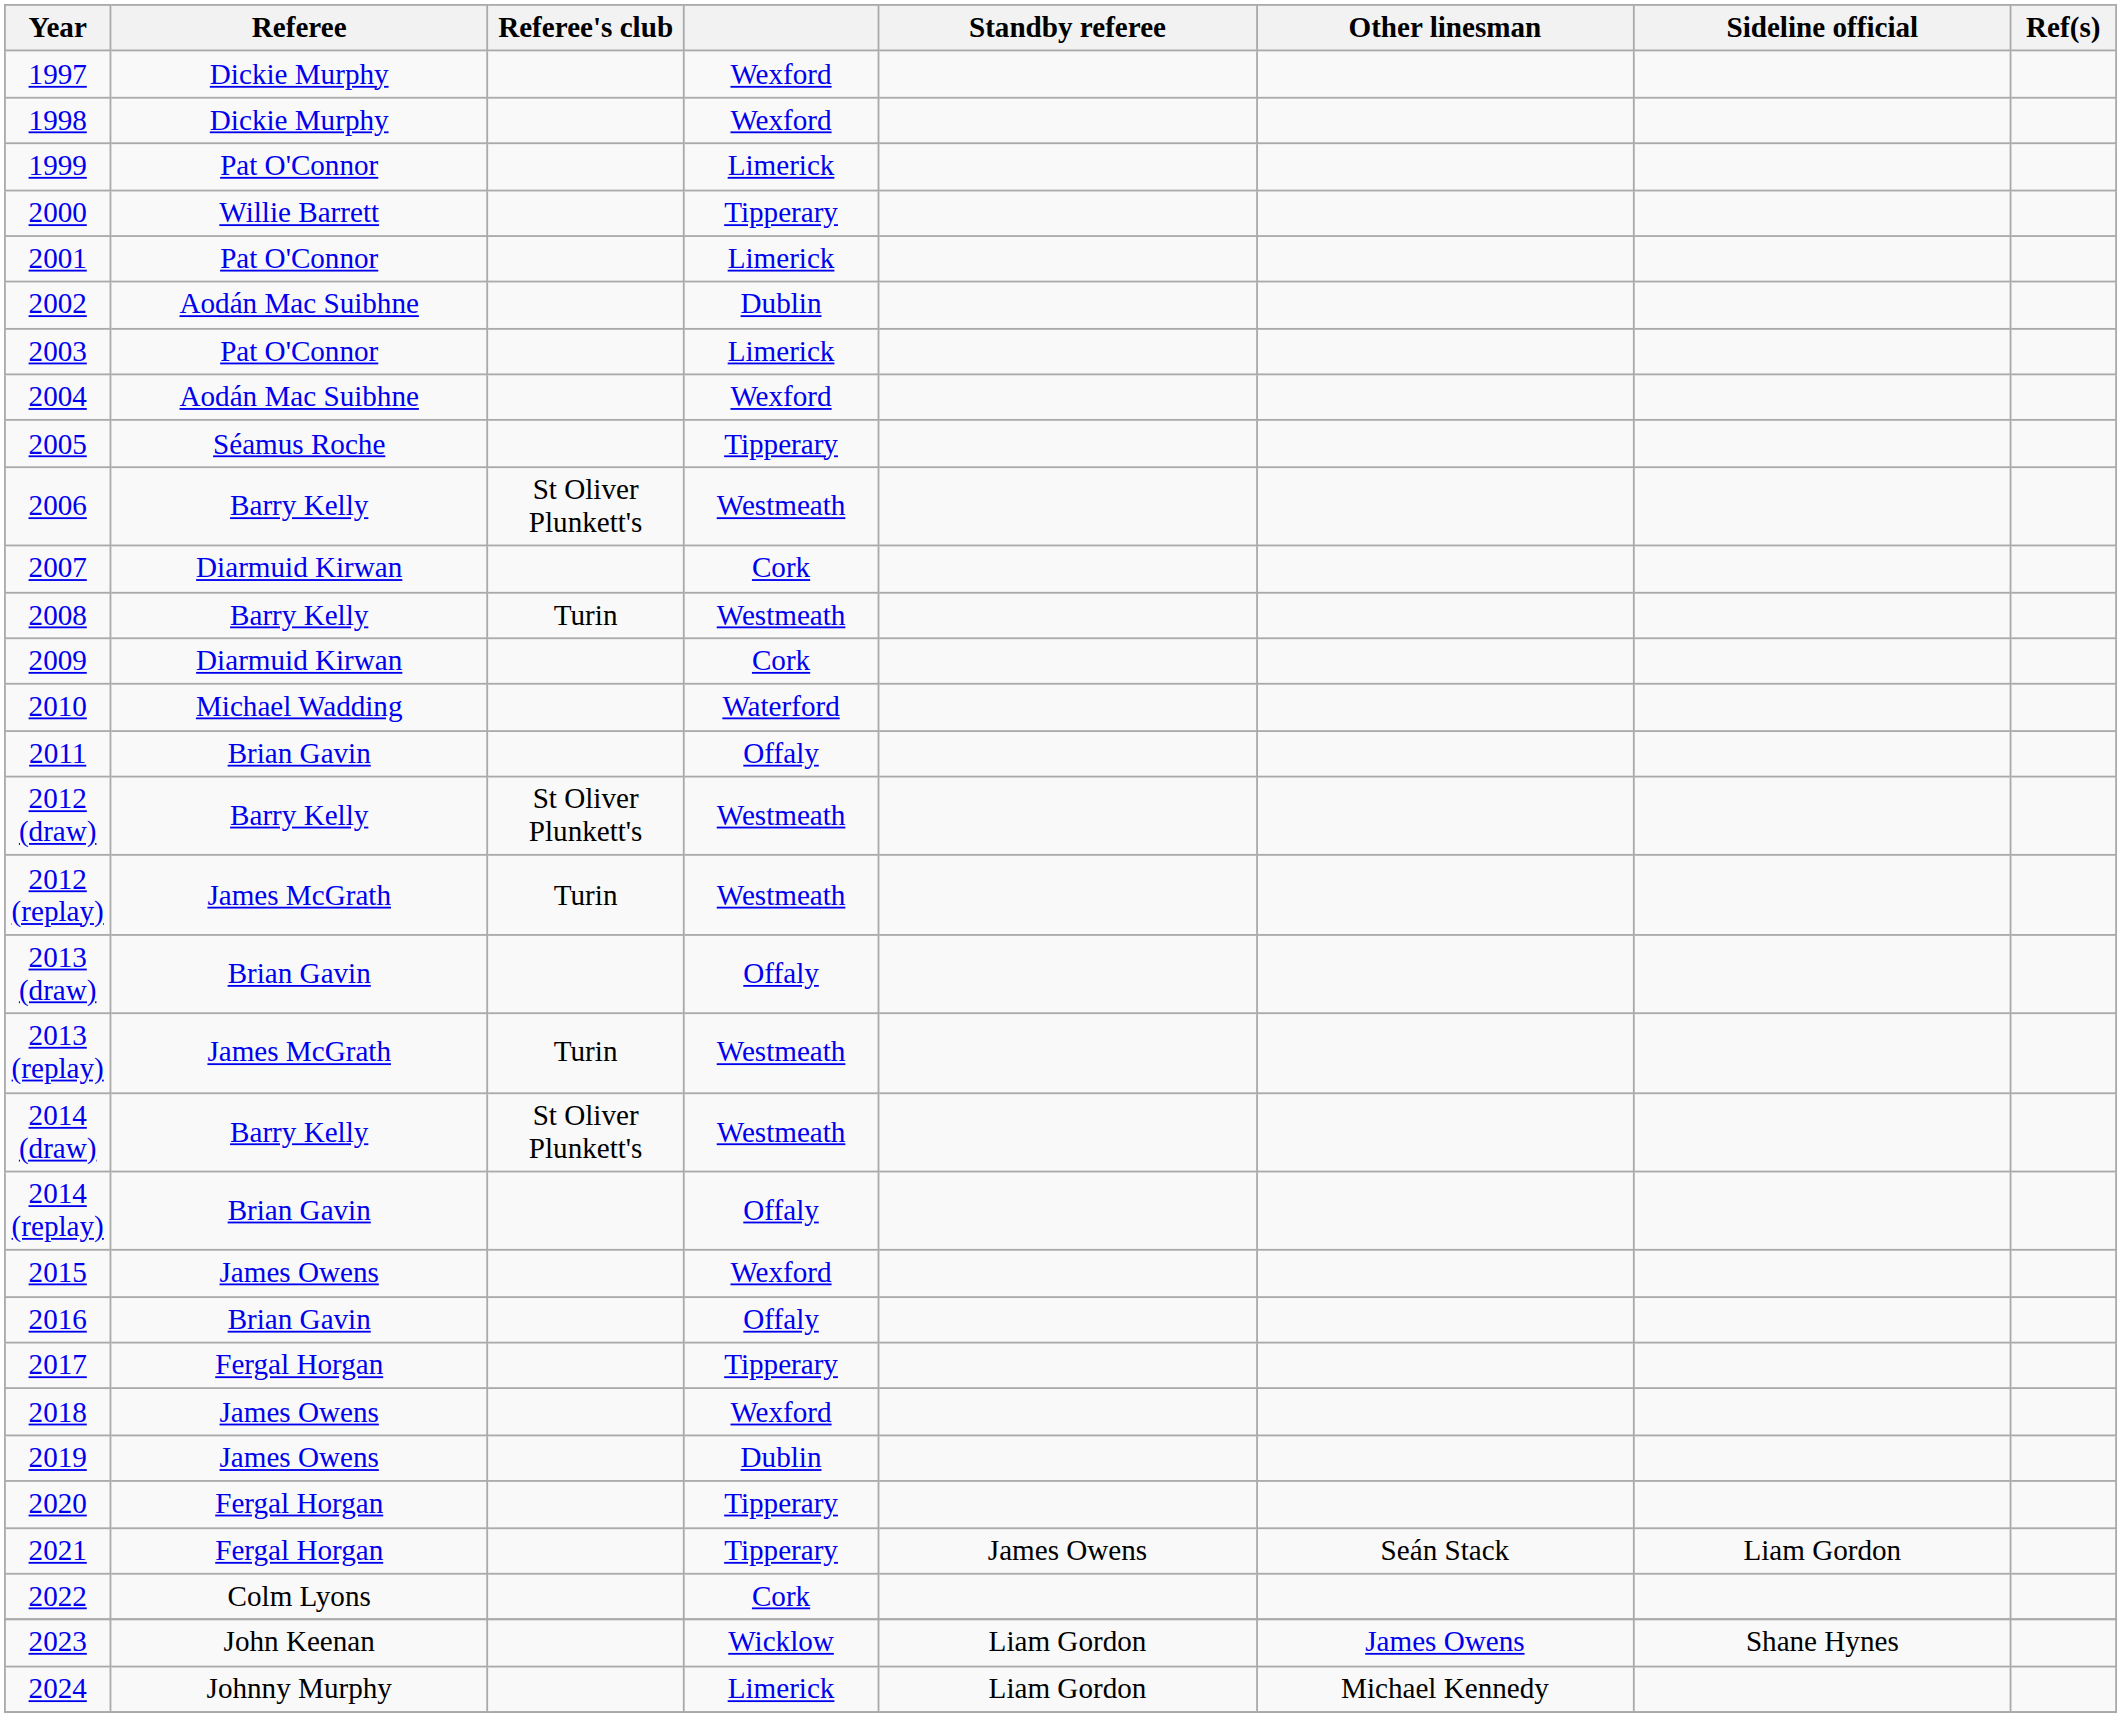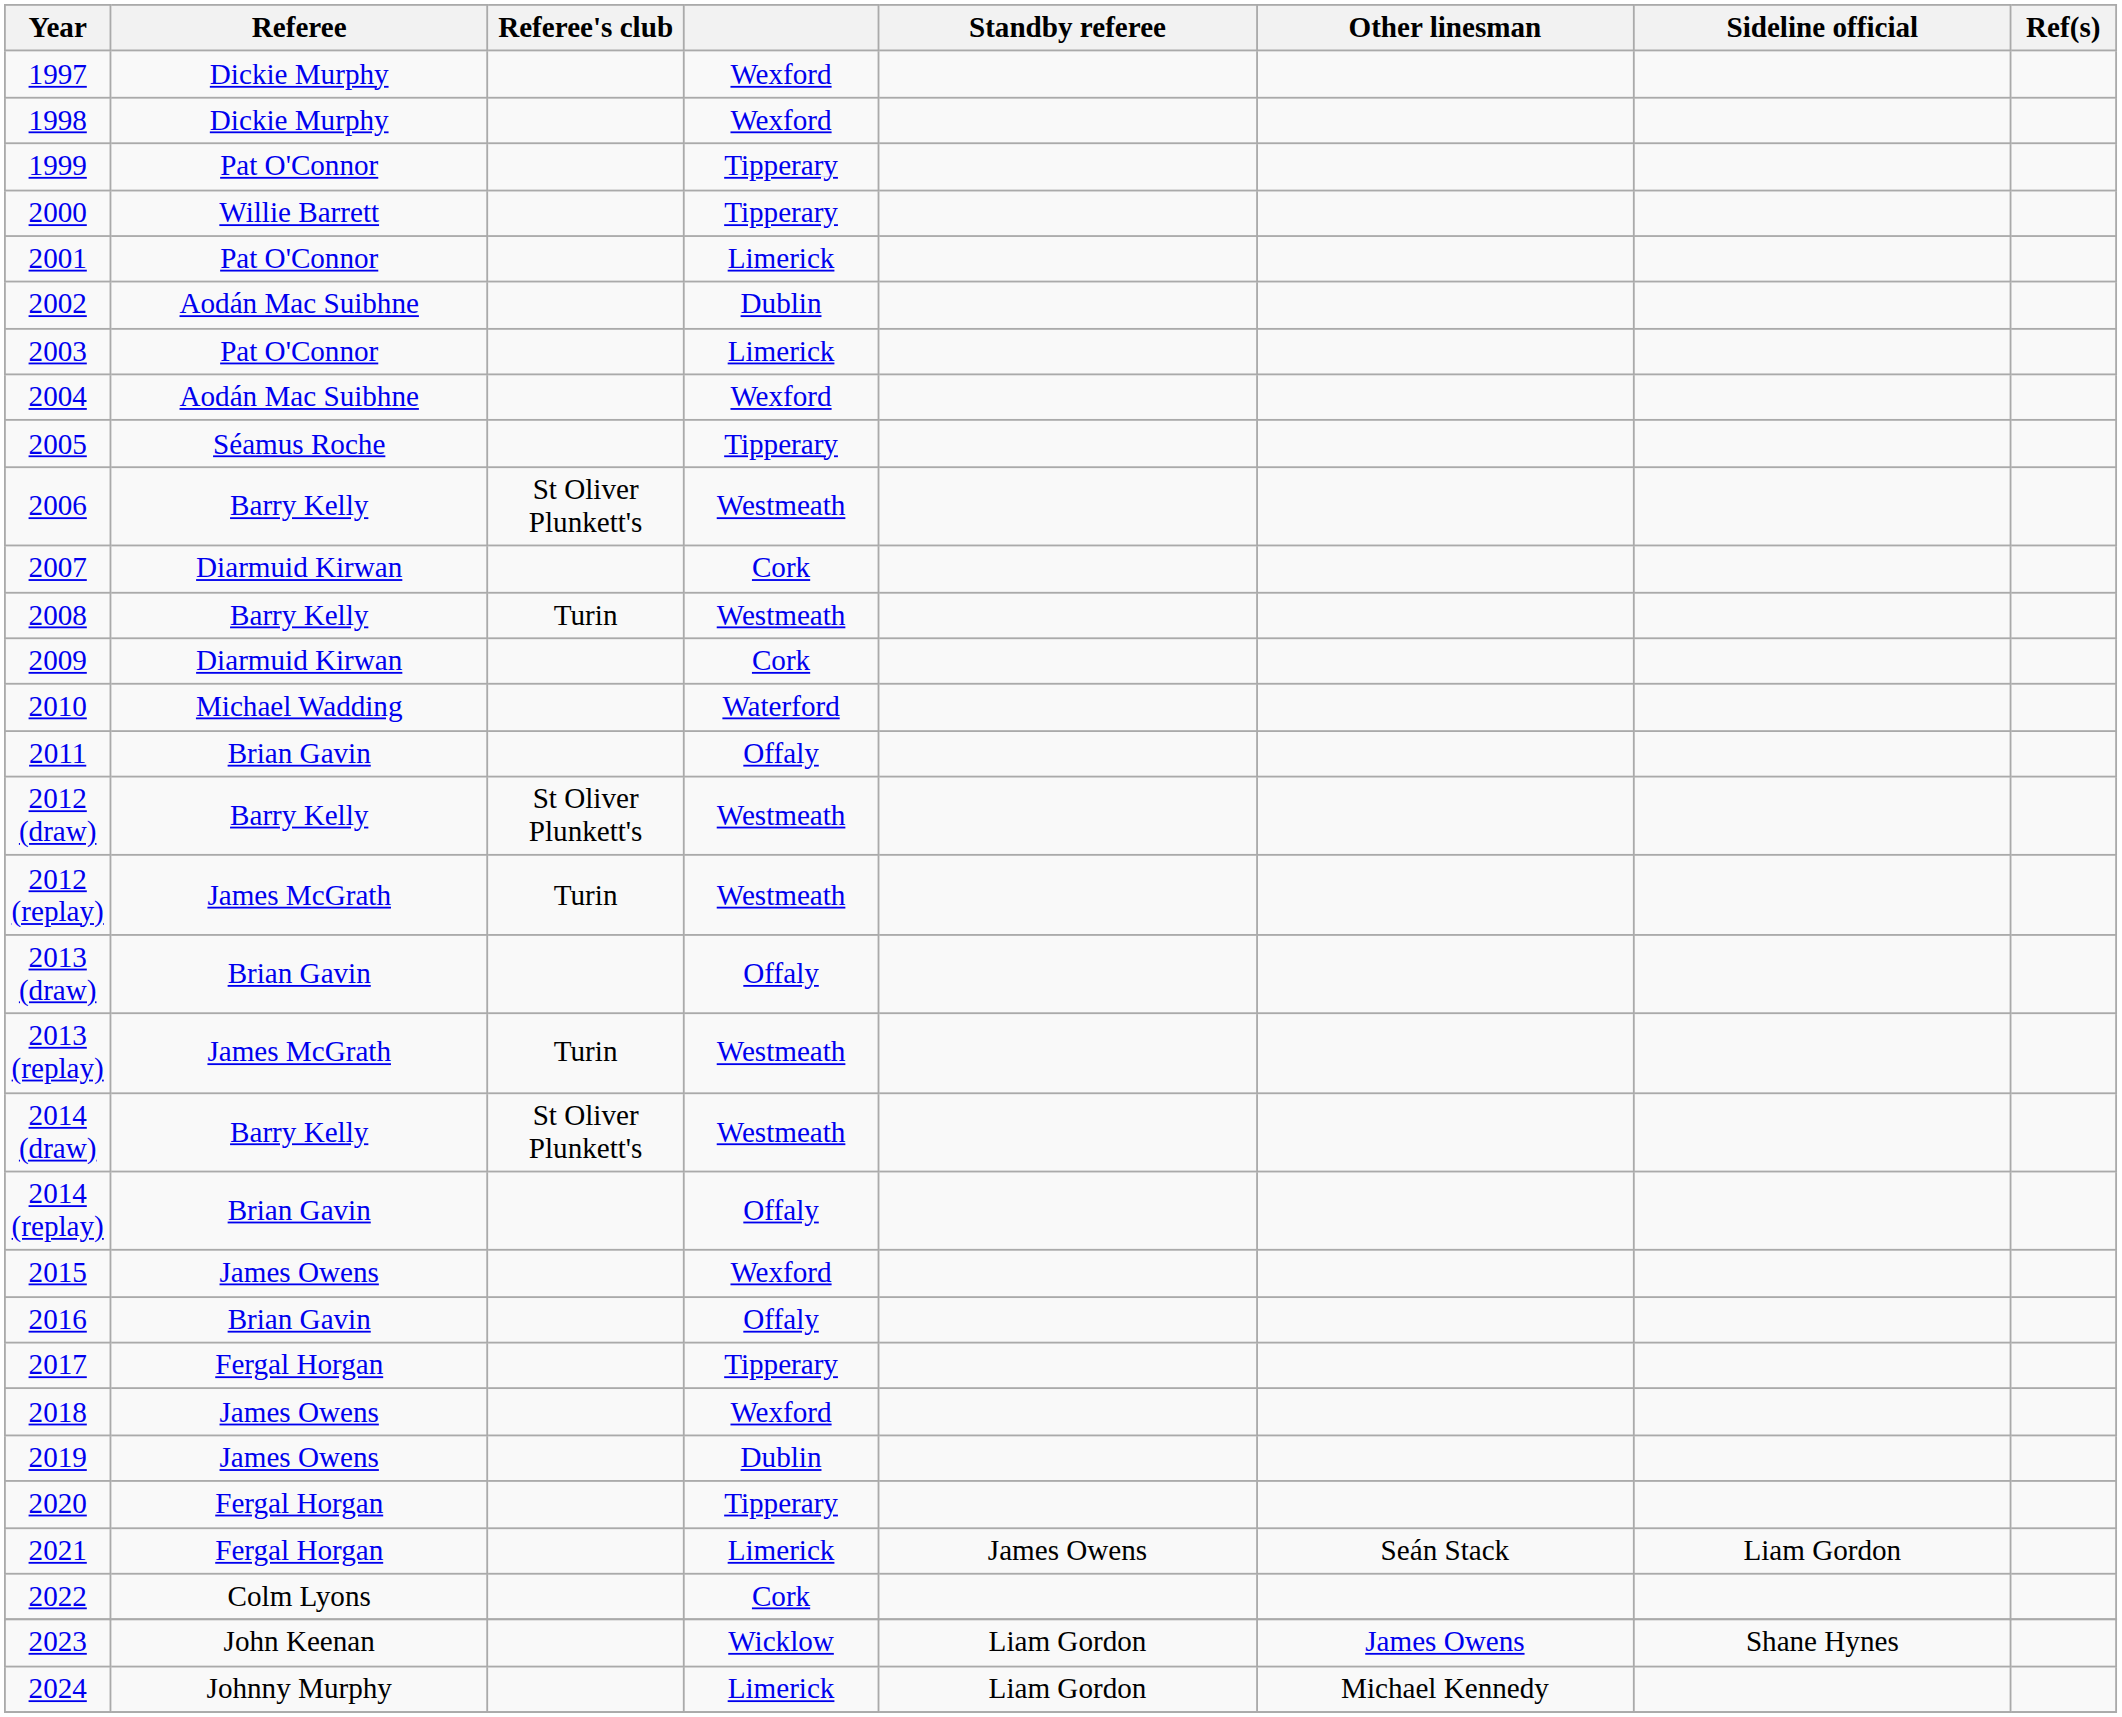(781, 166) Limerick -> (781, 166) Tipperary
(781, 1550) Tipperary -> (781, 1550) Limerick
